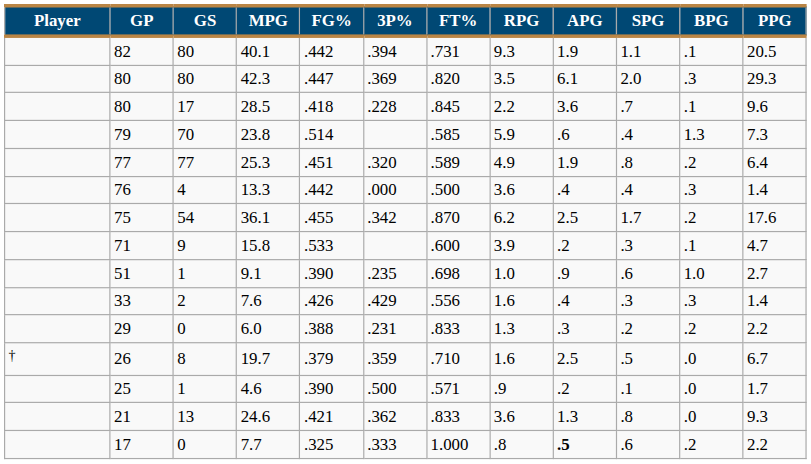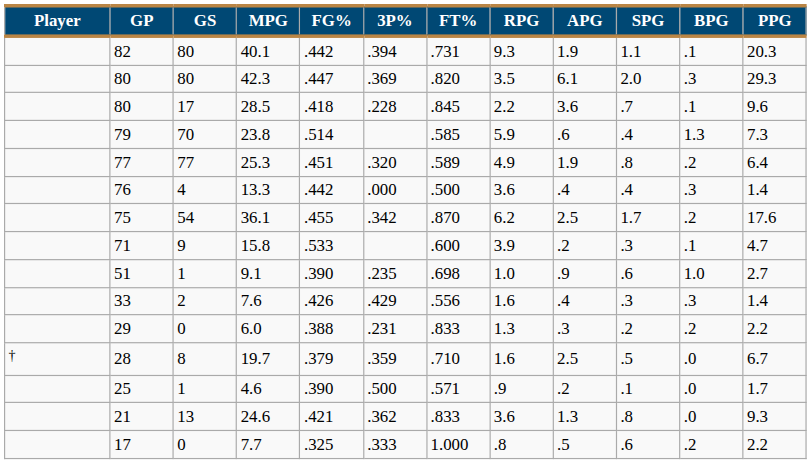(762, 51) 20.5 -> (762, 51) 20.3
(122, 359) 26 -> (122, 359) 28
(563, 444) bold -> (563, 444) normal
